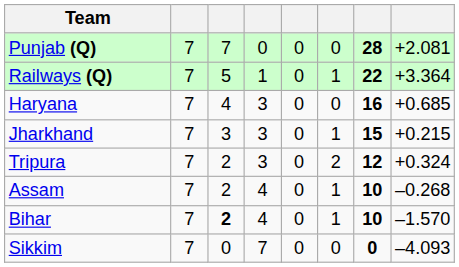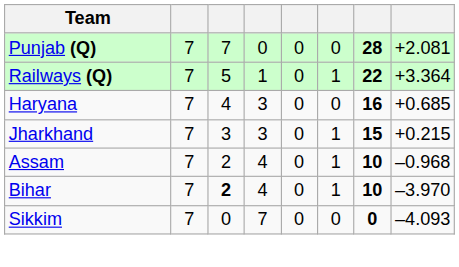- row: (37, 162)
(423, 190) –0.268 -> (423, 162) –0.968
(423, 219) –1.570 -> (423, 190) –3.970
